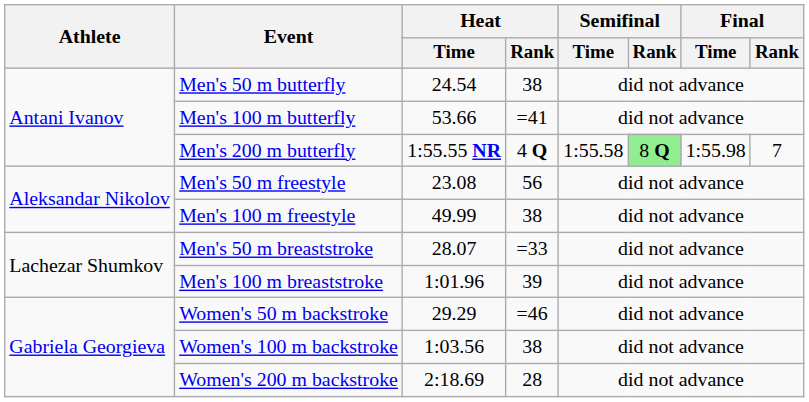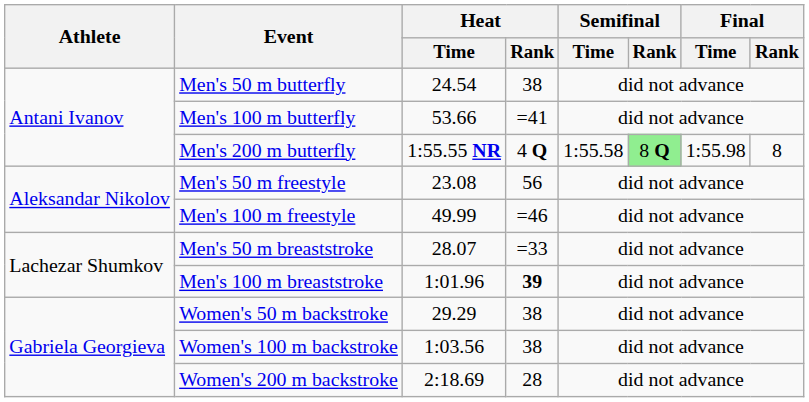(777, 150) 7 -> (777, 150) 8
(532, 216) 38 -> (532, 216) =46
(532, 281) normal -> (532, 281) bold
(532, 314) =46 -> (532, 314) 38
